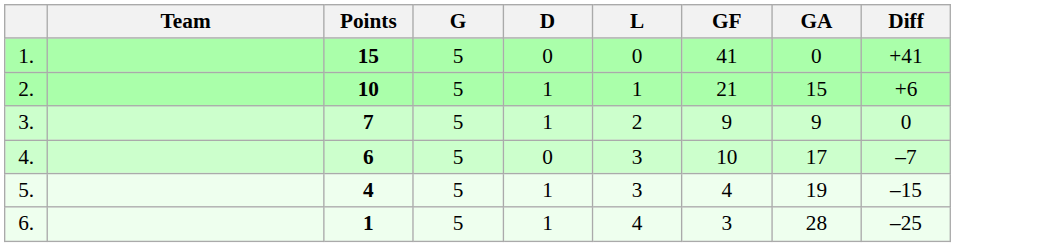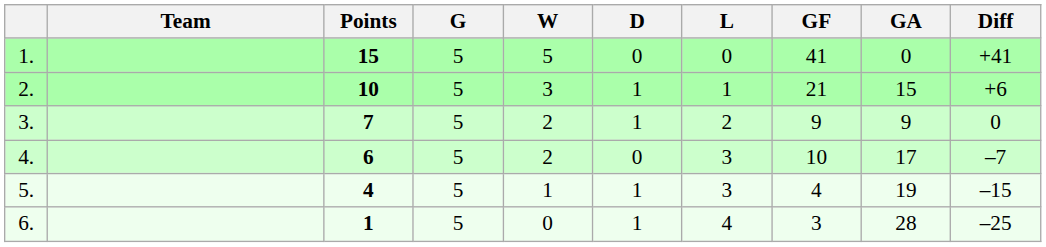+ column: (548, 21)
